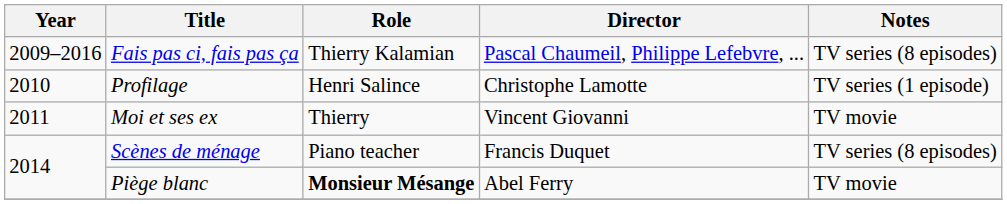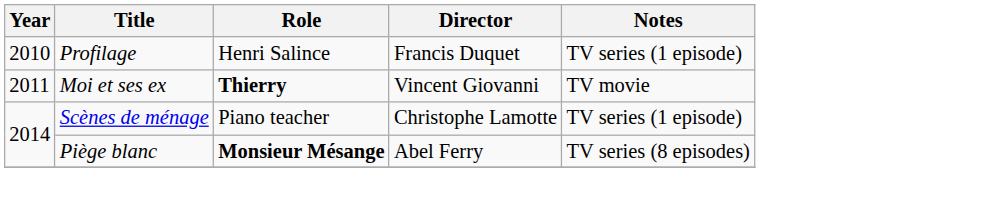- row: (205, 53)
(565, 85) Christophe Lamotte -> (457, 53) Francis Duquet
(339, 118) normal -> (252, 85) bold
(547, 150) Francis Duquet -> (476, 118) Christophe Lamotte
(905, 150) TV series (8 episodes) -> (654, 118) TV series (1 episode)
(855, 183) TV movie -> (658, 150) TV series (8 episodes)
